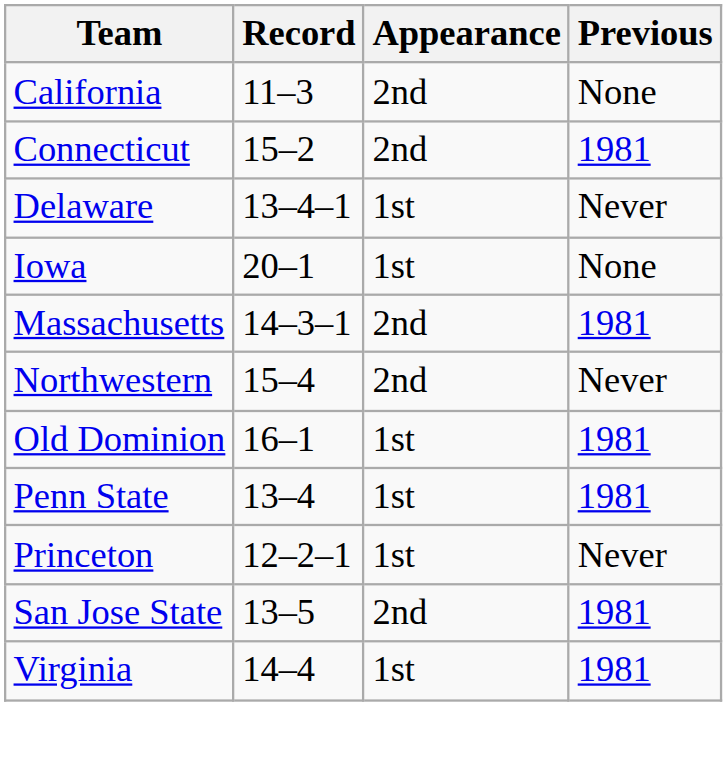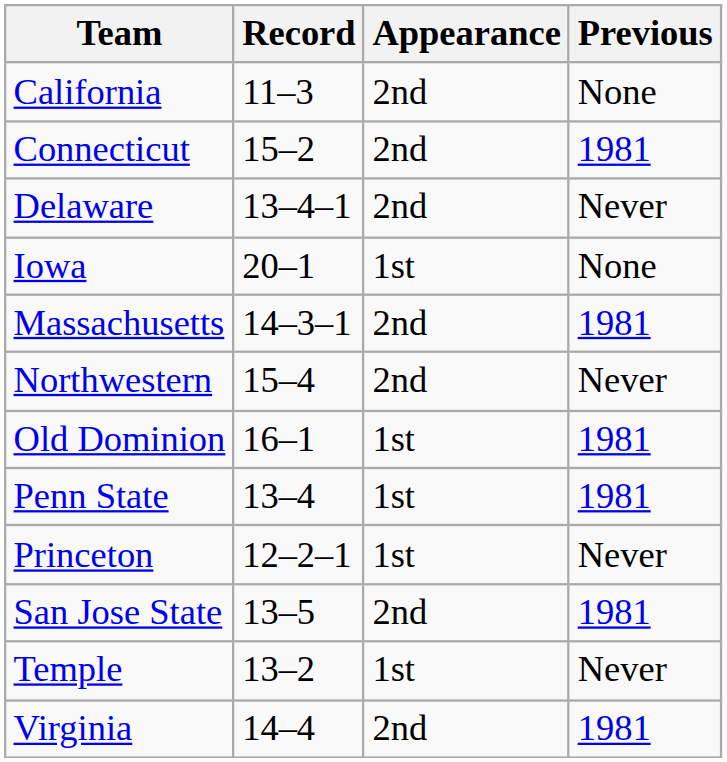(394, 206) 1st -> (400, 206) 2nd
+ row: (68, 669)
(394, 669) 1st -> (400, 727) 2nd
